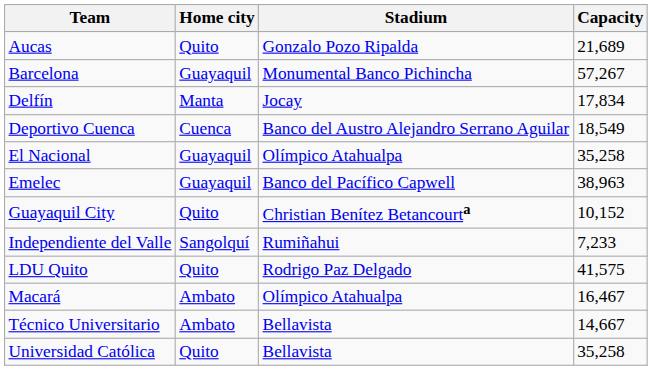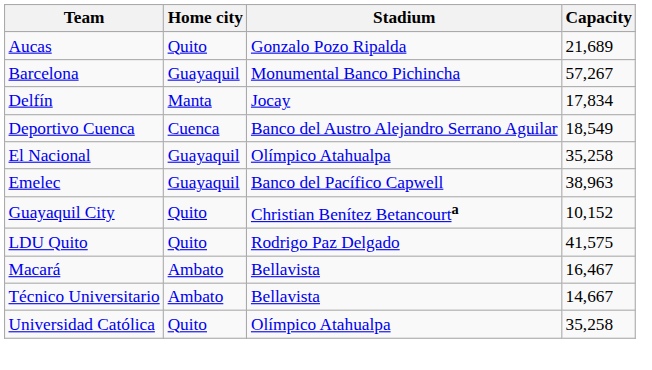- row: (90, 242)
(332, 296) Olímpico Atahualpa -> (285, 269) Bellavista
(297, 351) Bellavista -> (321, 324) Olímpico Atahualpa
